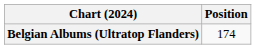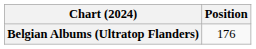(226, 34) 174 -> (226, 34) 176
